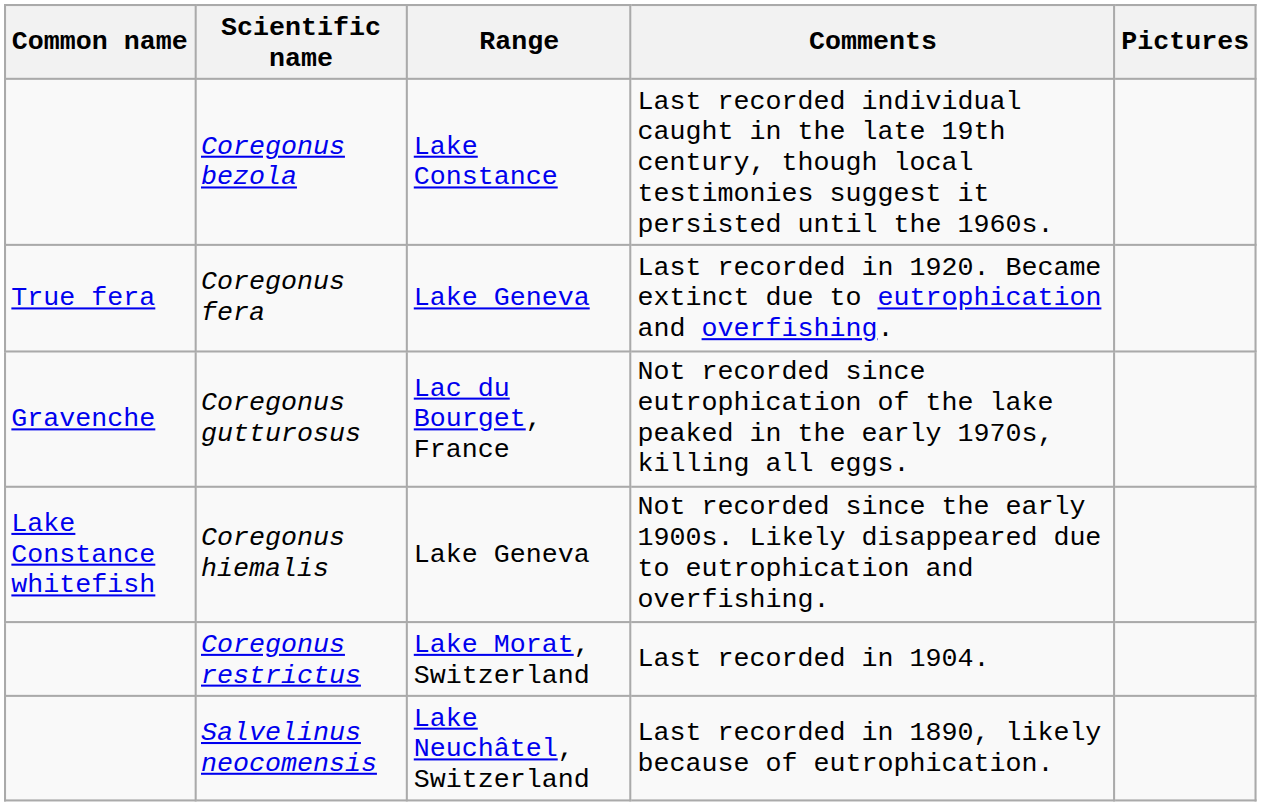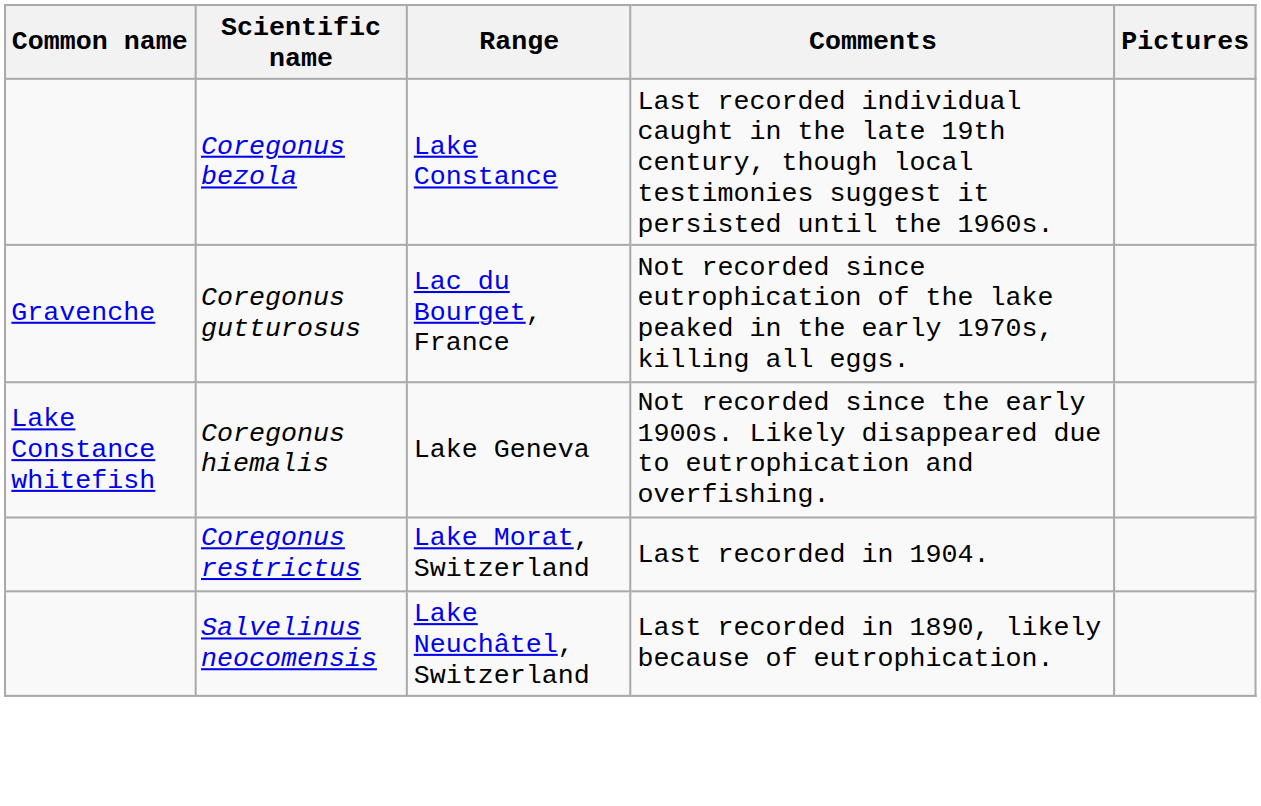- row: (273, 298)
